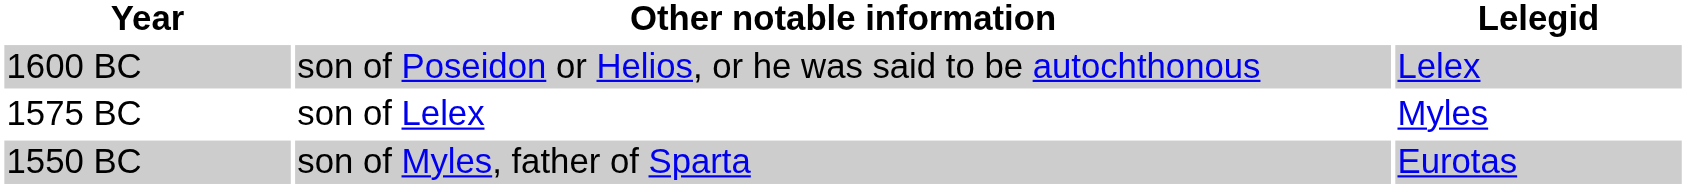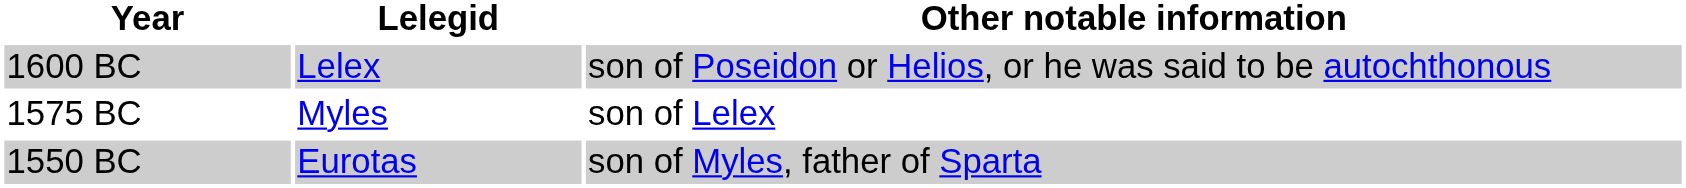columns swapped: (1539, 18) <-> (843, 18)
